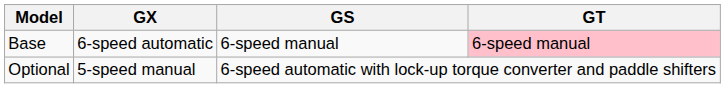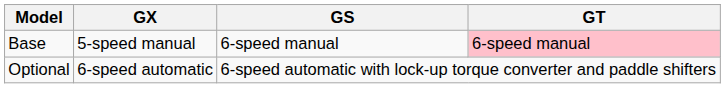(145, 43) 6-speed automatic -> (136, 43) 5-speed manual
(136, 69) 5-speed manual -> (145, 69) 6-speed automatic
